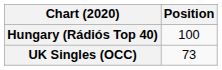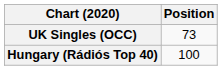rows swapped: (83, 34) <-> (83, 55)
